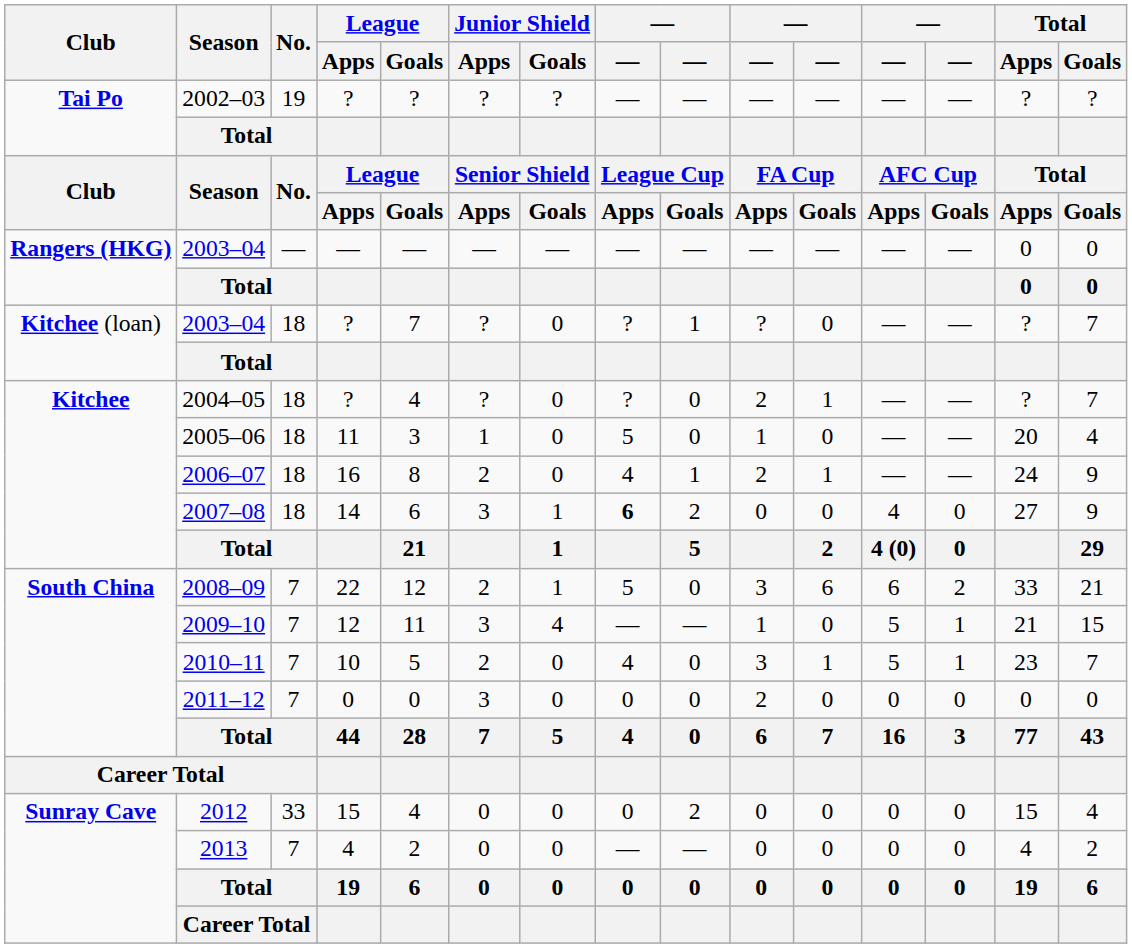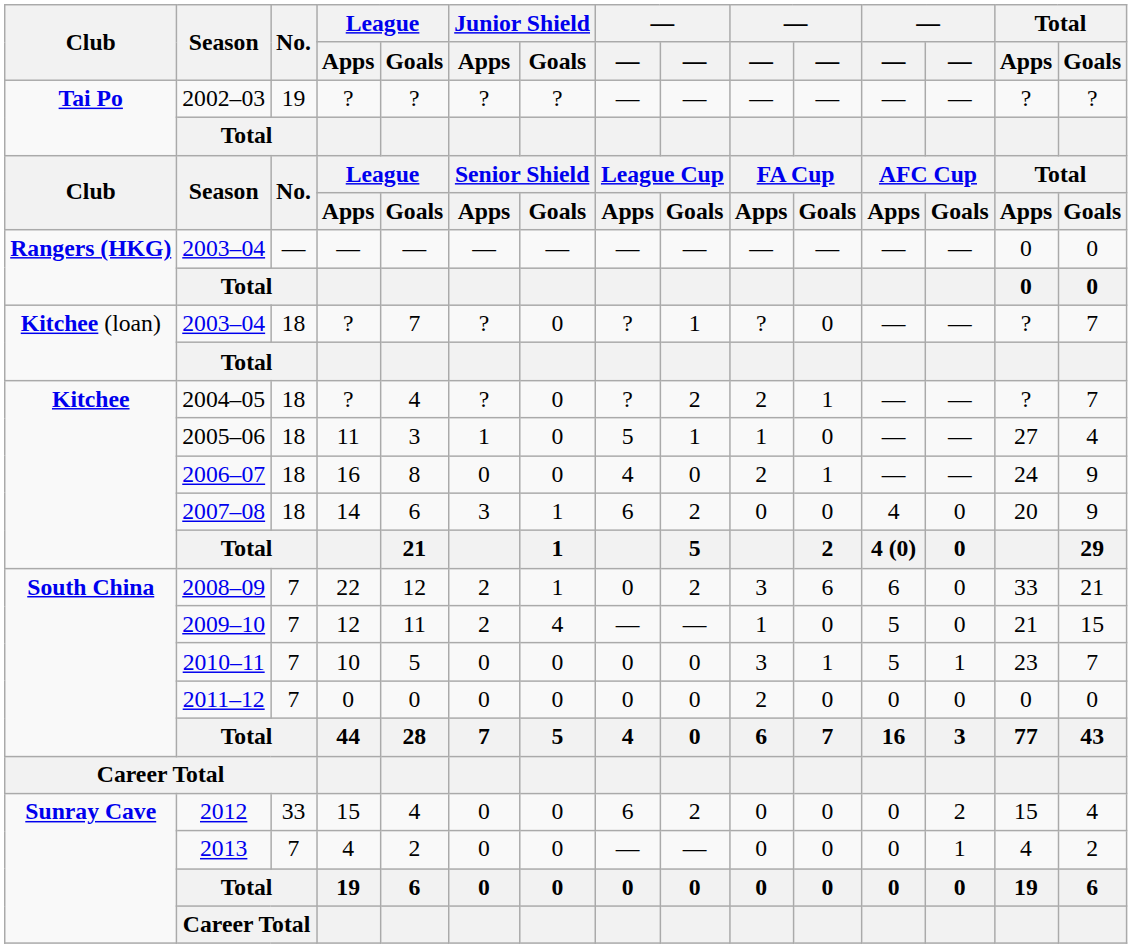(695, 398) 0 -> (695, 398) 2
(695, 436) 0 -> (695, 436) 1
(1026, 436) 20 -> (1026, 436) 27
(484, 473) 2 -> (484, 473) 0
(695, 473) 1 -> (695, 473) 0
(628, 511) bold -> (628, 511) normal
(1026, 511) 27 -> (1026, 511) 20
(628, 586) 5 -> (628, 586) 0
(695, 586) 0 -> (695, 586) 2
(960, 586) 2 -> (960, 586) 0
(484, 624) 3 -> (484, 624) 2
(960, 624) 1 -> (960, 624) 0
(484, 661) 2 -> (484, 661) 0
(628, 661) 4 -> (628, 661) 0
(484, 699) 3 -> (484, 699) 0
(628, 811) 0 -> (628, 811) 6
(960, 811) 0 -> (960, 811) 2
(960, 849) 0 -> (960, 849) 1
